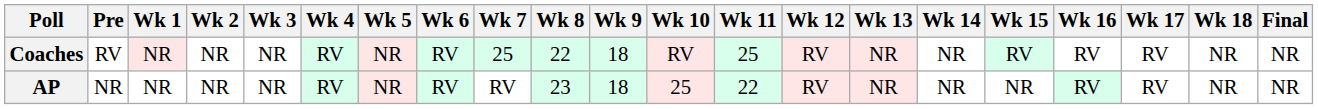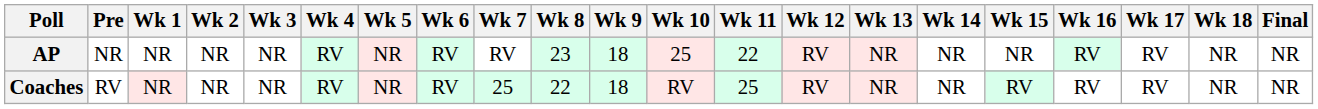rows swapped: (46, 86) <-> (46, 53)
